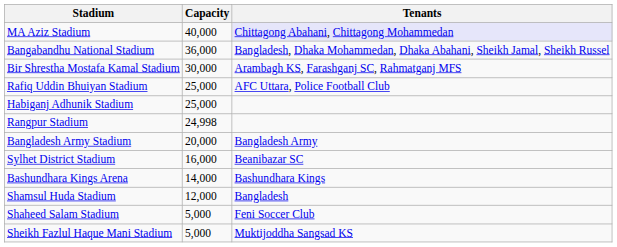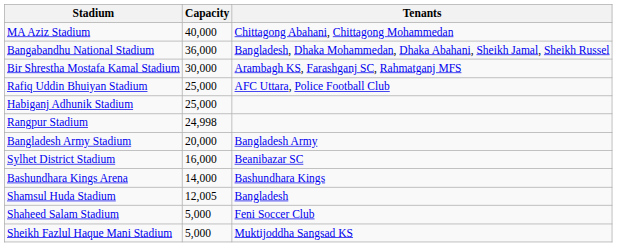(344, 31) lavender background -> (344, 31) no background
(201, 196) 12,000 -> (201, 196) 12,005
